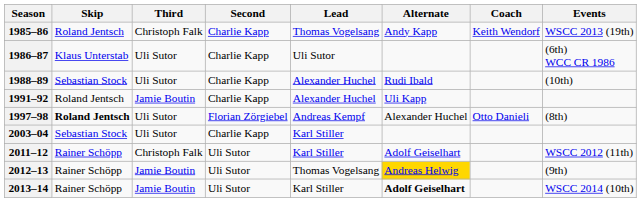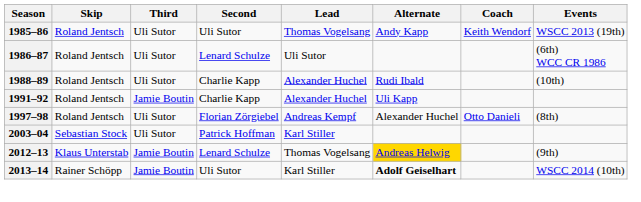(169, 31) Christoph Falk -> (155, 31) Uli Sutor
(238, 31) Charlie Kapp -> (220, 31) Uli Sutor
(92, 55) Klaus Unterstab -> (89, 55) Roland Jentsch
(238, 55) Charlie Kapp -> (235, 55) Lenard Schulze
(91, 80) Sebastian Stock -> (89, 80) Roland Jentsch
(92, 116) bold -> (89, 116) normal
(238, 134) Charlie Kapp -> (237, 134) Patrick Hoffman
- row: (28, 152)
(88, 170) Rainer Schöpp -> (92, 152) Klaus Unterstab
(229, 170) Uli Sutor -> (235, 152) Lenard Schulze
